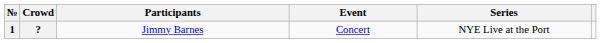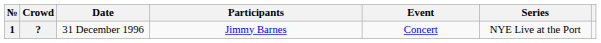+ column: (103, 13)
